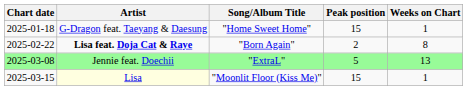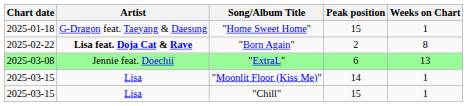(356, 61) 5 -> (356, 61) 6
(133, 77) lightyellow background -> (133, 77) no background
(356, 77) 15 -> (356, 77) 14
+ row: (267, 93)
